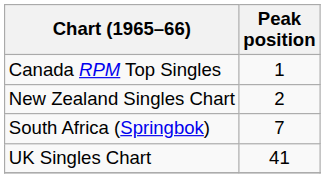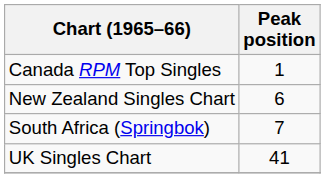(279, 98) 2 -> (279, 98) 6
